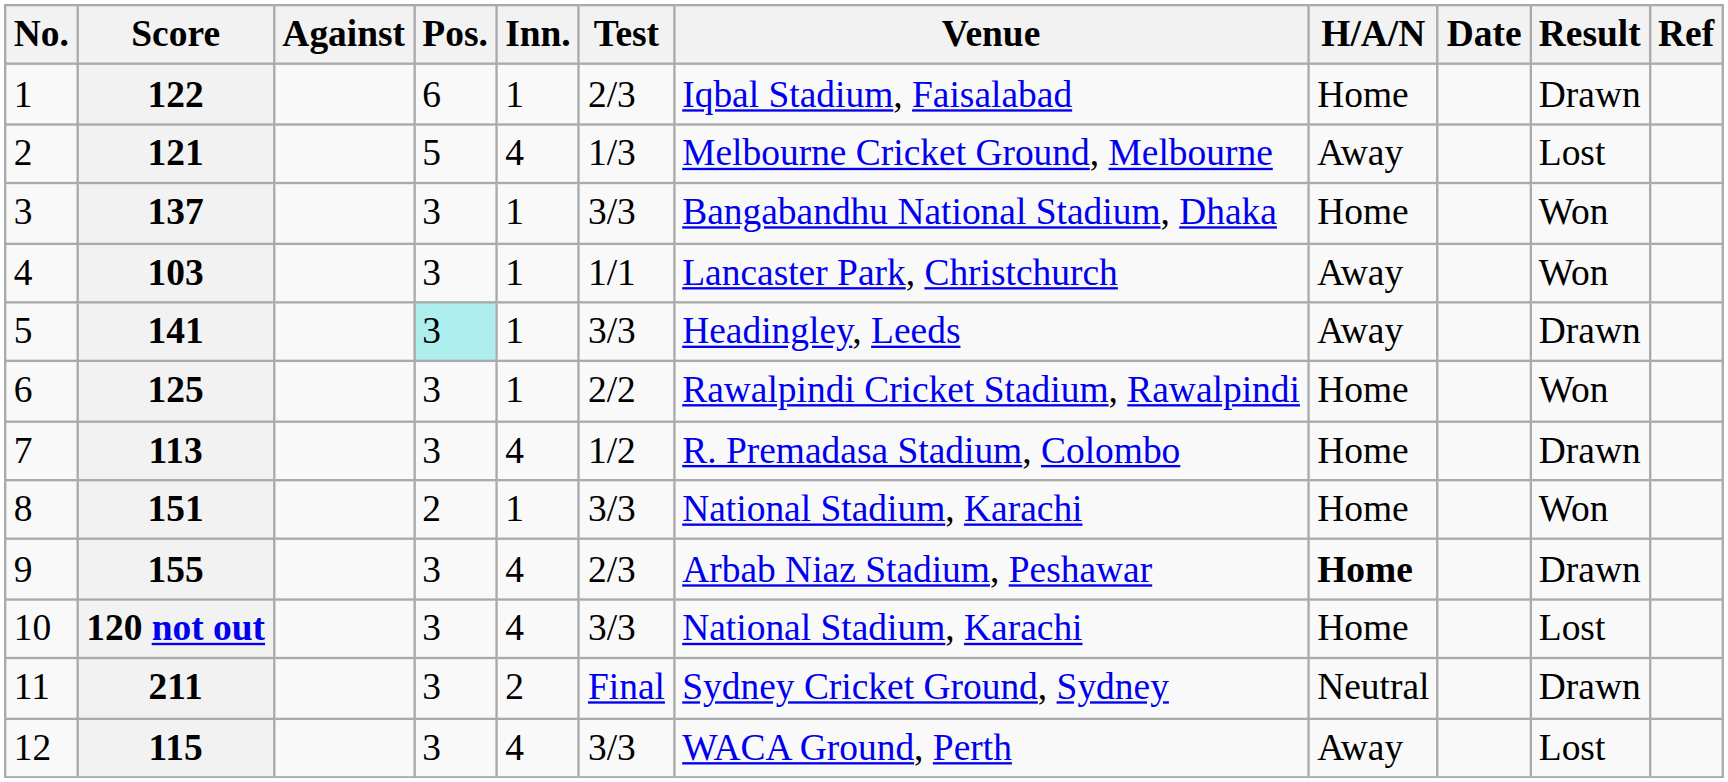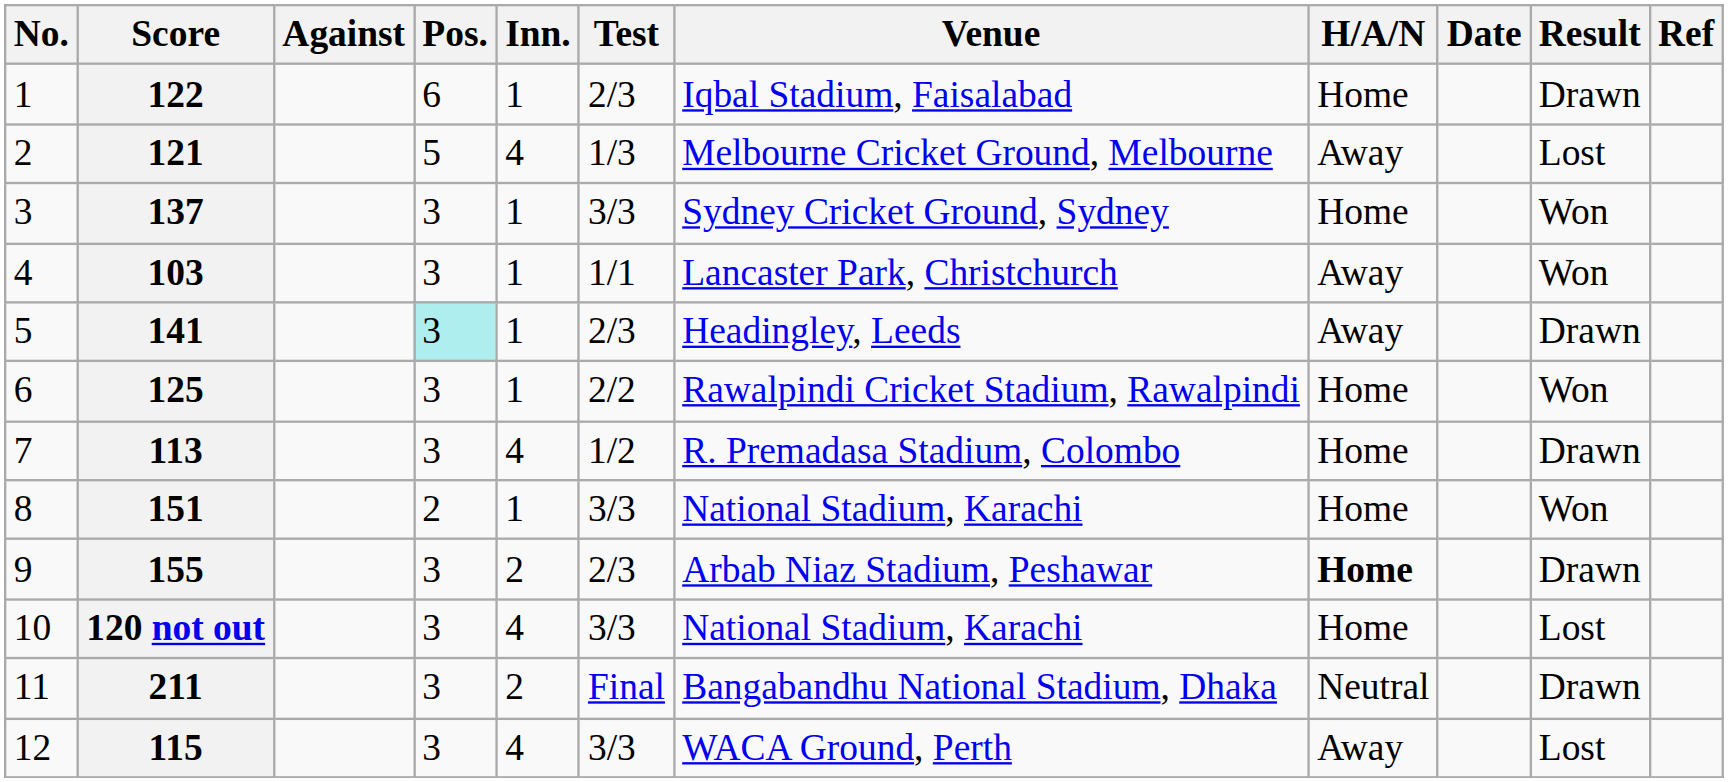(980, 212) Bangabandhu National Stadium, Dhaka -> (926, 212) Sydney Cricket Ground, Sydney
(612, 331) 3/3 -> (612, 331) 2/3
(514, 568) 4 -> (514, 568) 2
(926, 687) Sydney Cricket Ground, Sydney -> (980, 687) Bangabandhu National Stadium, Dhaka
